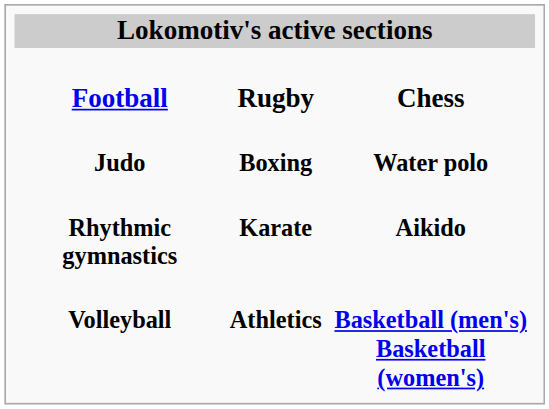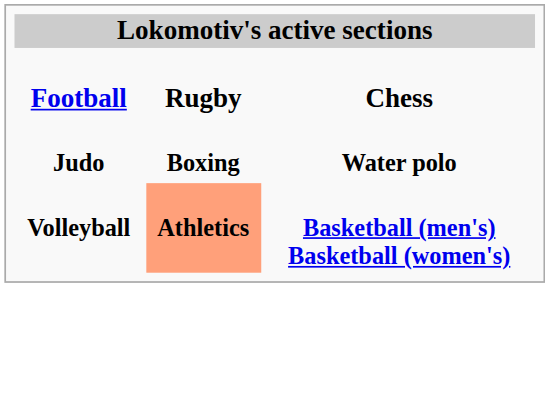- row: (120, 242)
(276, 320) no background -> (203, 227) lightsalmon background
